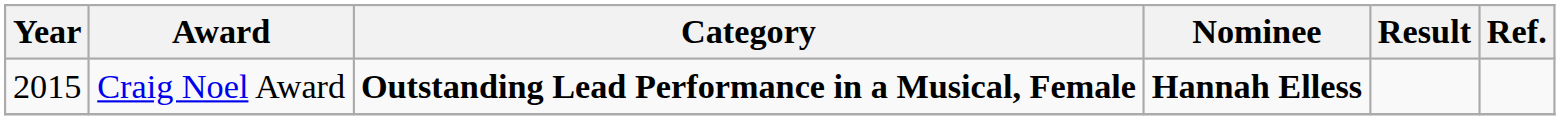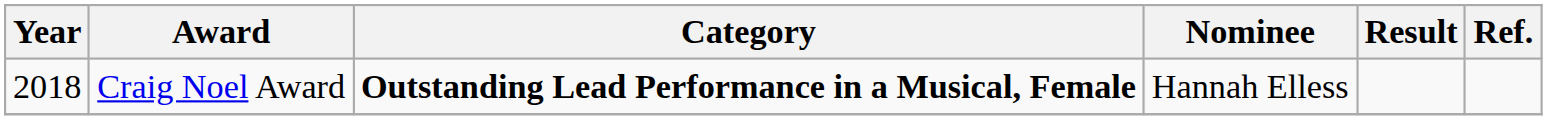(47, 85) 2015 -> (47, 85) 2018
(1257, 85) bold -> (1250, 85) normal
